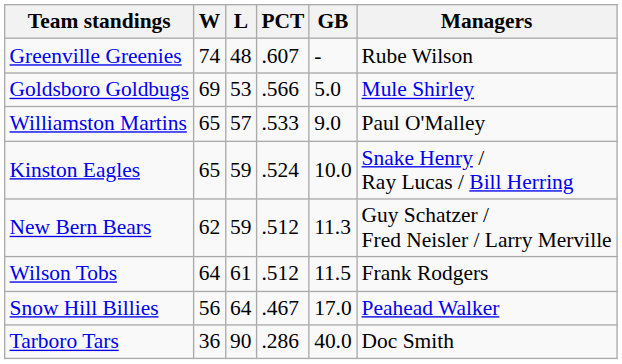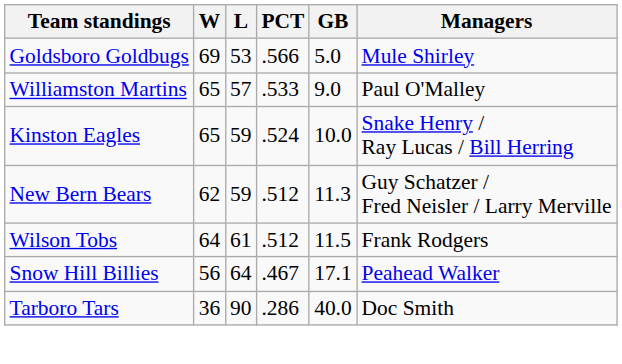- row: (96, 55)
(333, 307) 17.0 -> (333, 273) 17.1
